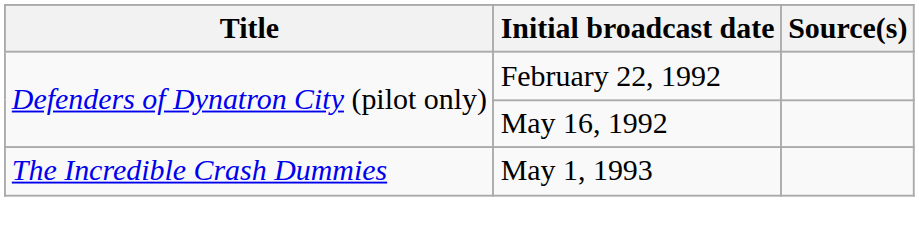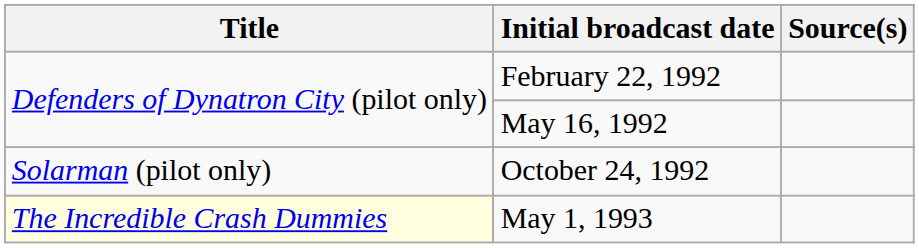+ row: (605, 170)
(200, 170) no background -> (200, 218) lightyellow background
